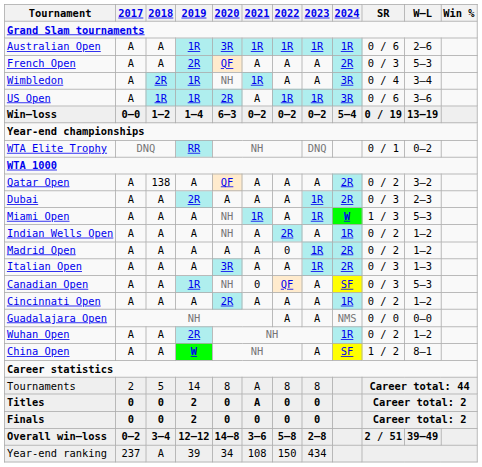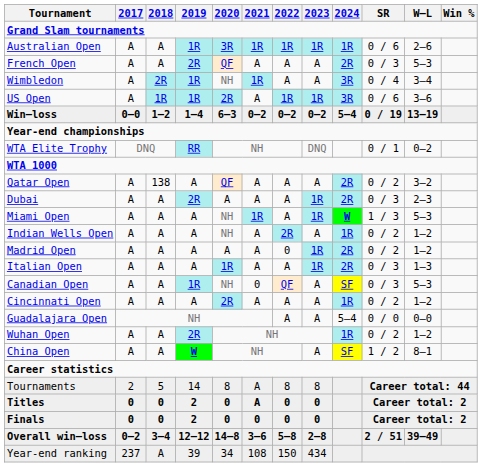(227, 267) 3R -> (227, 267) 1R
(347, 318) NMS -> (347, 318) 5–4
